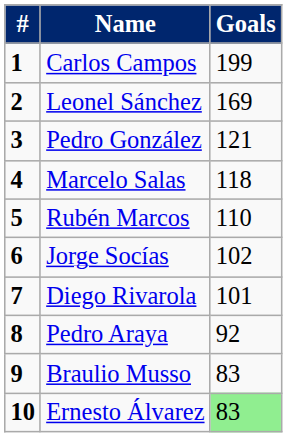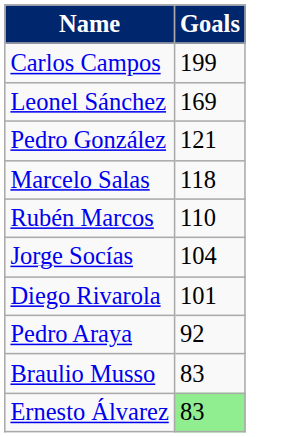- column: (23, 23)
(234, 256) 102 -> (198, 256) 104
